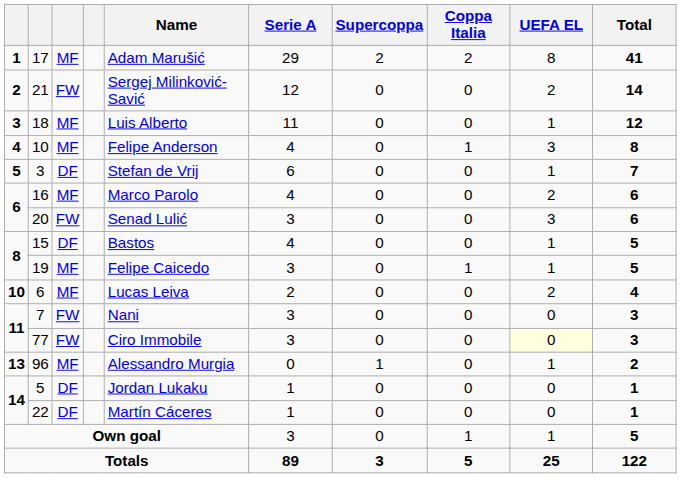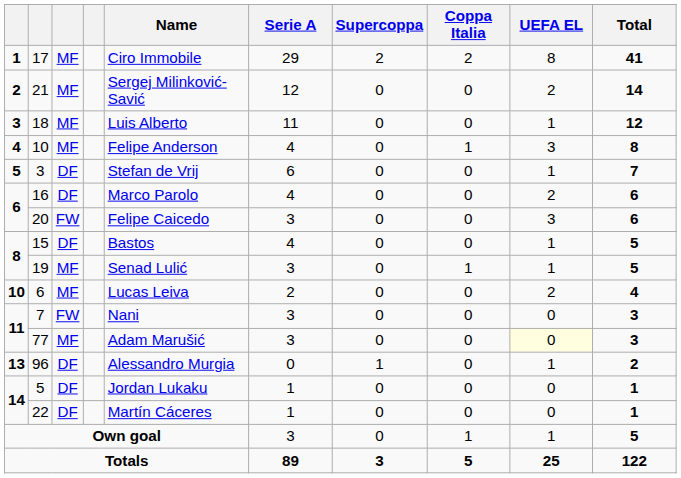(156, 57) Adam Marušić -> (155, 57) Ciro Immobile
(68, 90) FW -> (68, 90) MF
(68, 195) MF -> (68, 195) DF
(147, 219) Senad Lulić -> (158, 219) Felipe Caicedo
(158, 267) Felipe Caicedo -> (147, 267) Senad Lulić
(68, 340) FW -> (68, 340) MF
(155, 340) Ciro Immobile -> (156, 340) Adam Marušić
(68, 364) MF -> (68, 364) DF
